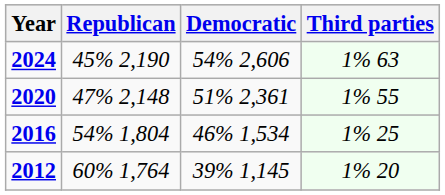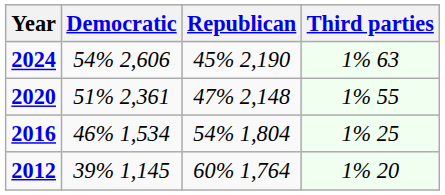columns swapped: (121, 23) <-> (241, 23)
